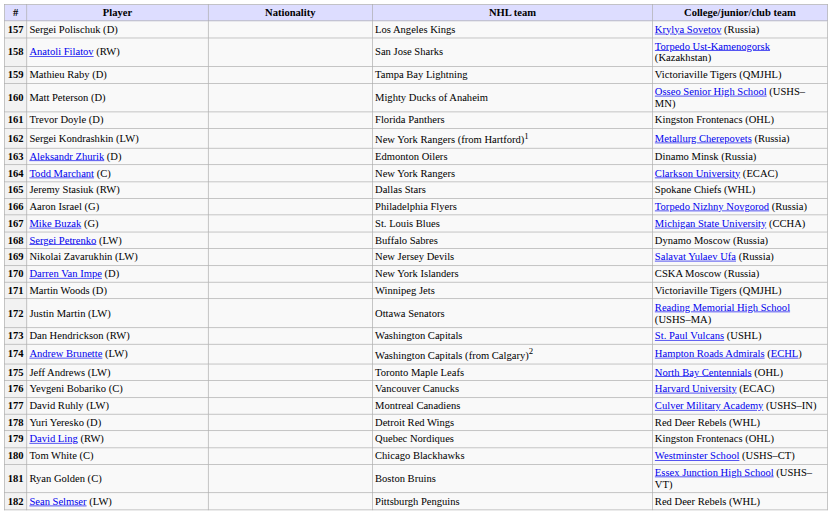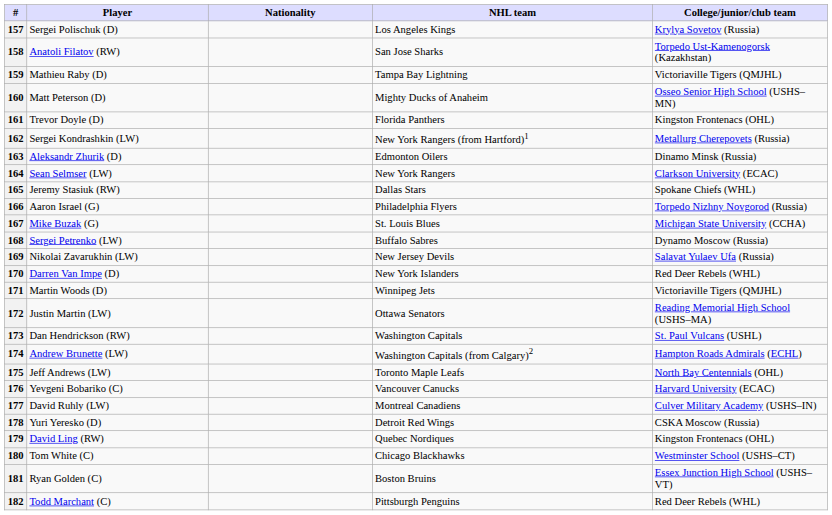(70, 173) Todd Marchant (C) -> (71, 173) Sean Selmser (LW)
(707, 273) CSKA Moscow (Russia) -> (708, 273) Red Deer Rebels (WHL)
(708, 422) Red Deer Rebels (WHL) -> (707, 422) CSKA Moscow (Russia)
(71, 501) Sean Selmser (LW) -> (70, 501) Todd Marchant (C)
